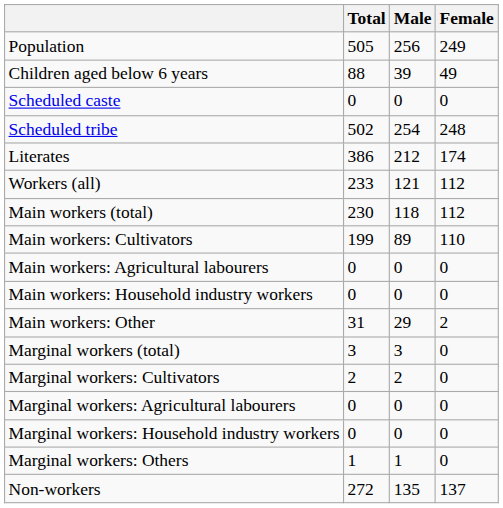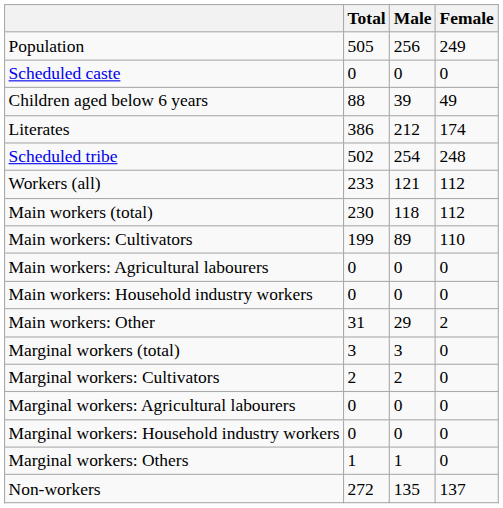rows swapped: (108, 73) <-> (64, 101)
rows swapped: (63, 128) <-> (39, 156)
